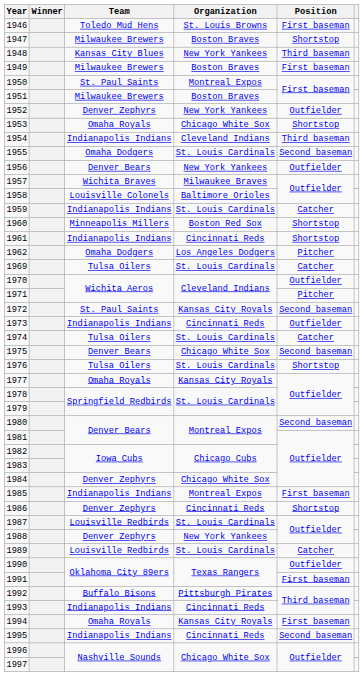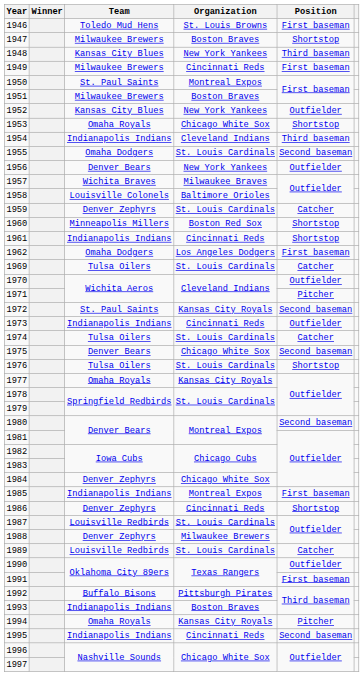(225, 68) Boston Braves -> (225, 68) Cincinnati Reds
(119, 111) Denver Zephyrs -> (119, 111) Kansas City Blues
(119, 210) Indianapolis Indians -> (119, 210) Denver Zephyrs
(316, 253) Pitcher -> (316, 253) First baseman
(225, 537) New York Yankees -> (225, 537) Milwaukee Brewers
(225, 608) Cincinnati Reds -> (225, 608) Boston Braves
(316, 622) First baseman -> (316, 622) Pitcher
